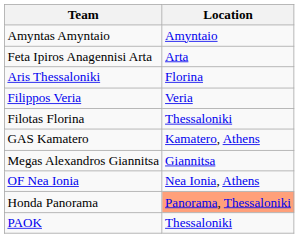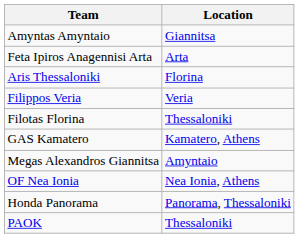(191, 35) Amyntaio -> (190, 35) Giannitsa
(190, 160) Giannitsa -> (191, 160) Amyntaio
(228, 202) lightsalmon background -> (228, 202) no background
